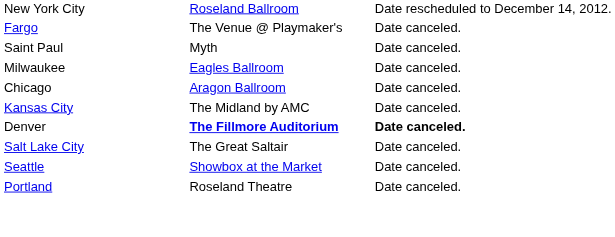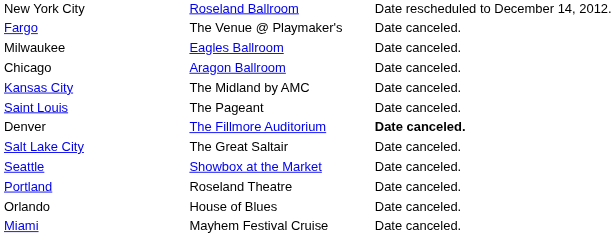- row: (34, 48)
+ row: (36, 107)
(264, 127) bold -> (258, 127) normal
+ row: (27, 206)
+ row: (21, 226)
